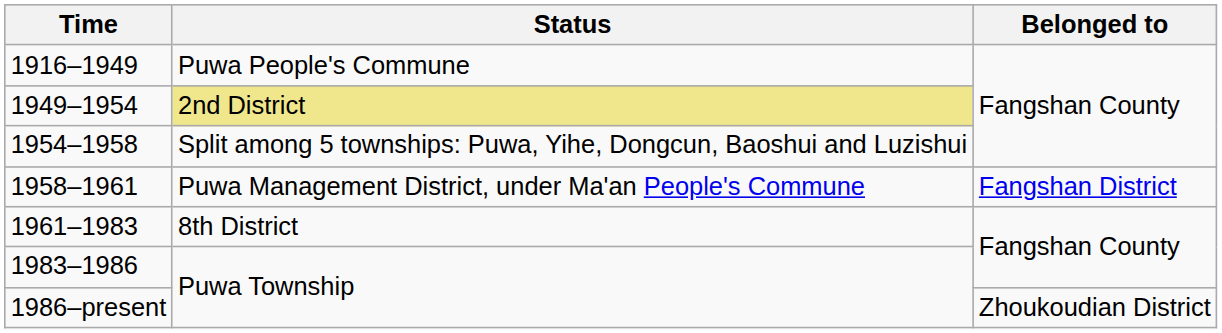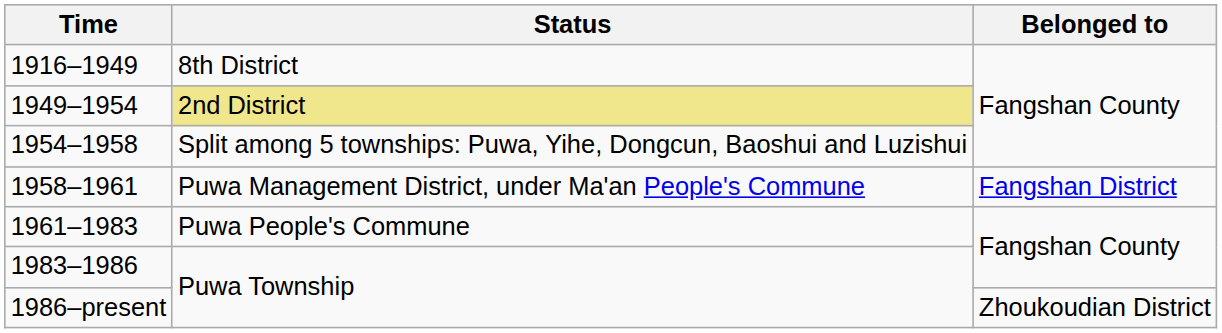(324, 65) Puwa People's Commune -> (238, 65) 8th District
(238, 226) 8th District -> (324, 226) Puwa People's Commune
